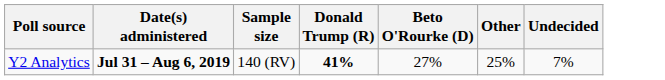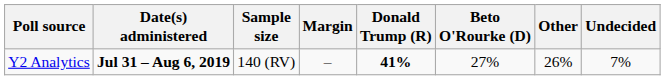+ column: (328, 26)
(501, 61) 25% -> (558, 61) 26%
